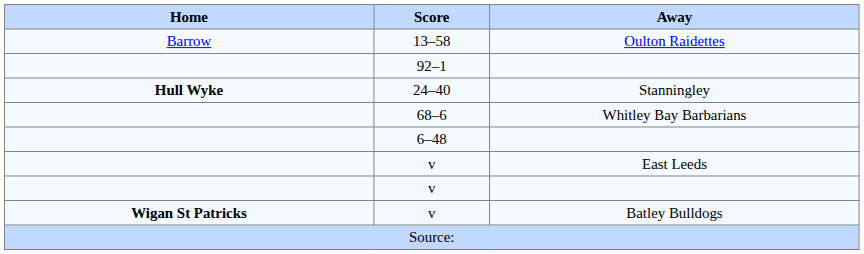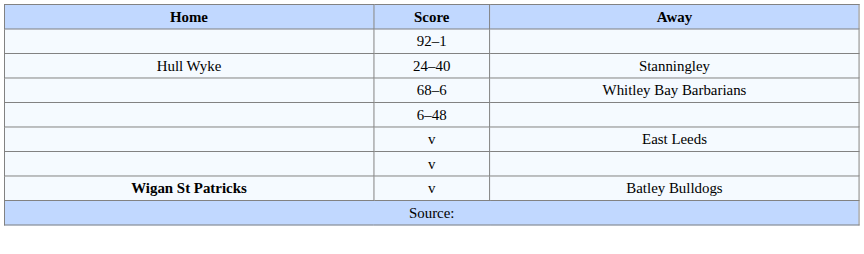- row: (432, 41)
(189, 90) bold -> (189, 65) normal
